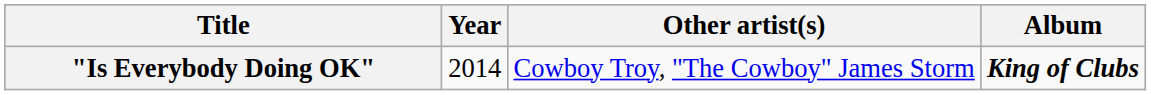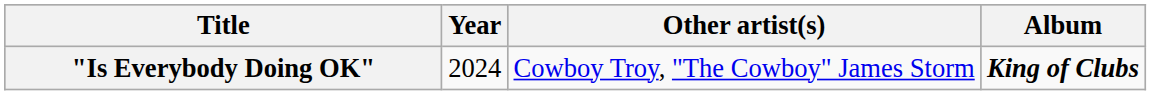(475, 67) 2014 -> (475, 67) 2024
